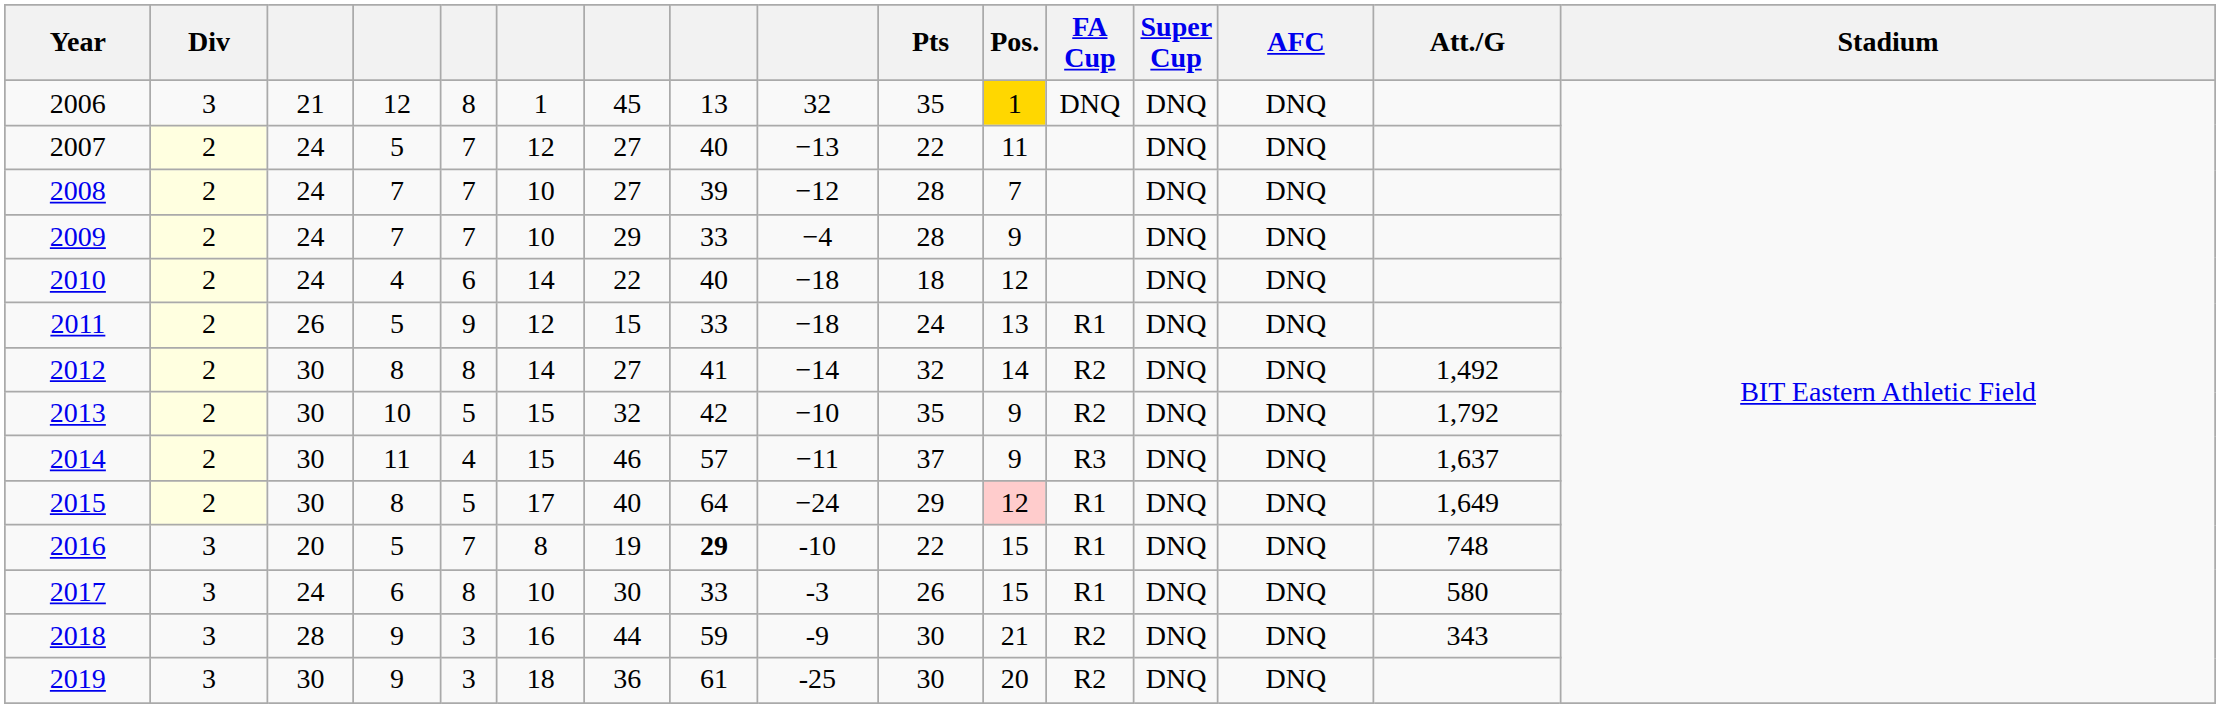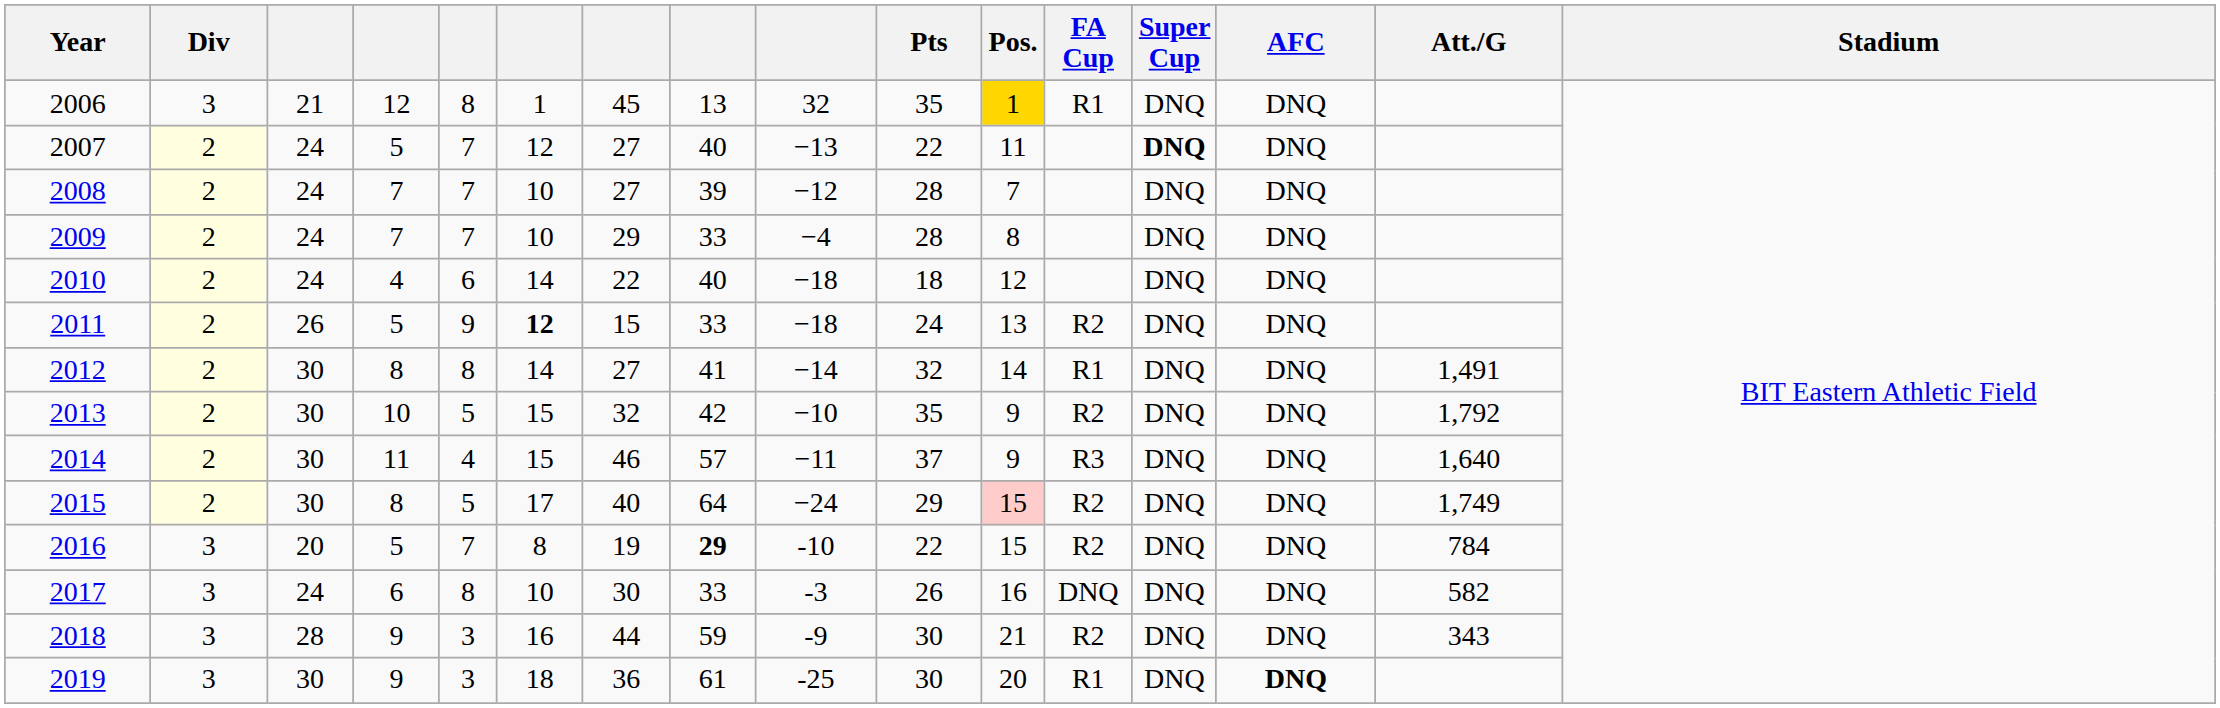(1090, 102) DNQ -> (1088, 102) R1
(1176, 147) normal -> (1174, 147) bold
(1015, 235) 9 -> (1013, 235) 8
(541, 324) normal -> (540, 324) bold
(1090, 324) R1 -> (1088, 324) R2
(1090, 369) R2 -> (1088, 369) R1
(1467, 369) 1,492 -> (1469, 369) 1,491
(1467, 457) 1,637 -> (1469, 457) 1,640
(1015, 502) 12 -> (1013, 502) 15
(1090, 502) R1 -> (1088, 502) R2
(1467, 502) 1,649 -> (1469, 502) 1,749
(1090, 546) R1 -> (1088, 546) R2
(1467, 546) 748 -> (1469, 546) 784
(1015, 591) 15 -> (1013, 591) 16
(1090, 591) R1 -> (1088, 591) DNQ
(1467, 591) 580 -> (1469, 591) 582
(1090, 679) R2 -> (1088, 679) R1
(1296, 679) normal -> (1296, 679) bold
